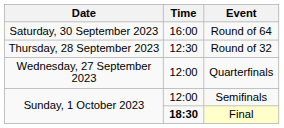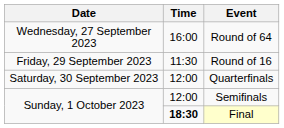(84, 31) Saturday, 30 September 2023 -> (84, 37) Wednesday, 27 September 2023
- row: (241, 48)
+ row: (241, 61)
(84, 72) Wednesday, 27 September 2023 -> (84, 79) Saturday, 30 September 2023
